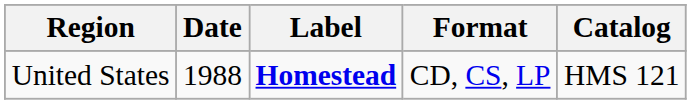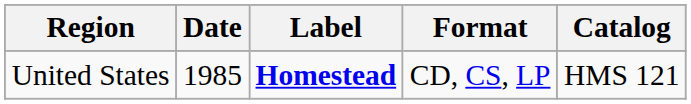(213, 74) 1988 -> (213, 74) 1985
